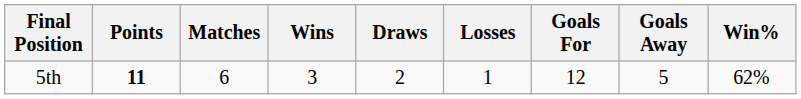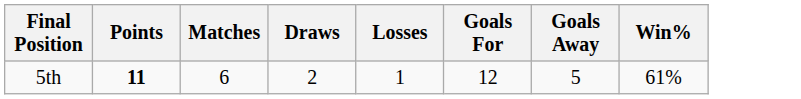- column: (312, 32)
(751, 77) 62% -> (664, 77) 61%
